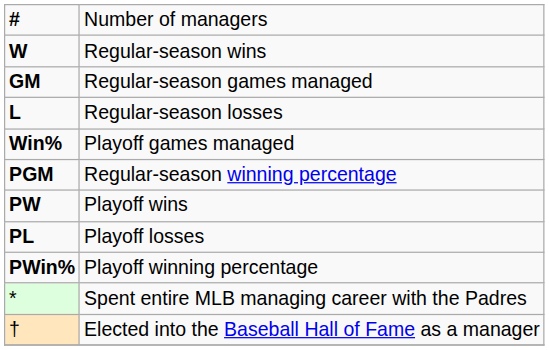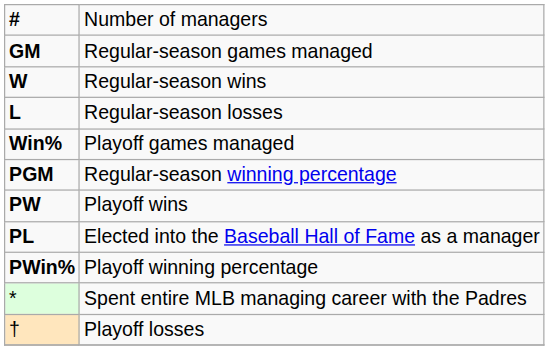rows swapped: (25, 81) <-> (18, 50)
(144, 236) Playoff losses -> (312, 236) Elected into the Baseball Hall of Fame as a manager
(312, 329) Elected into the Baseball Hall of Fame as a manager -> (144, 329) Playoff losses
